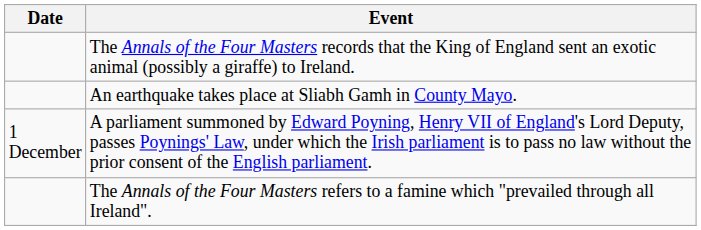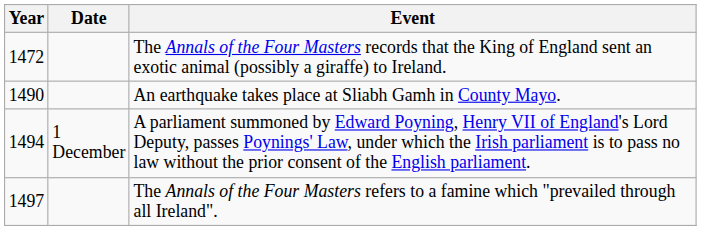+ column: (26, 18)
